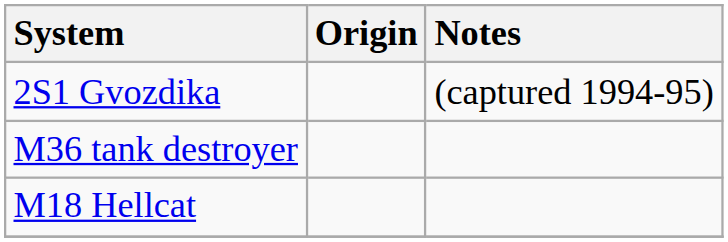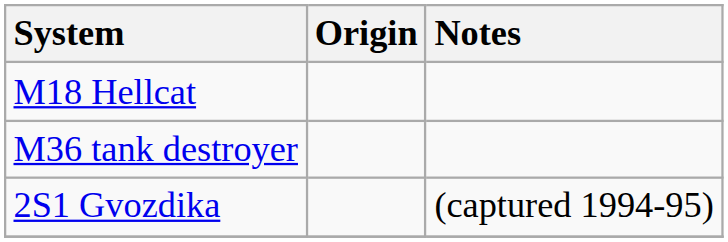rows swapped: (117, 90) <-> (105, 206)
